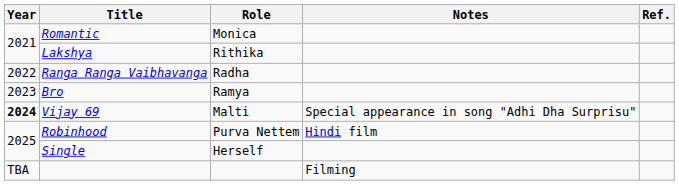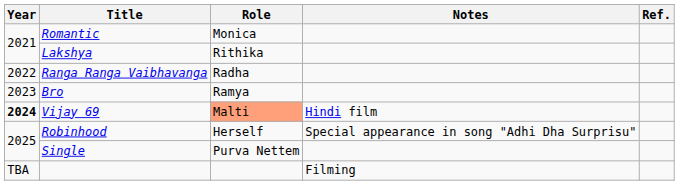(231, 112) no background -> (231, 112) lightsalmon background
(471, 112) Special appearance in song "Adhi Dha Surprisu" -> (341, 112) Hindi film
(256, 131) Purva Nettem -> (238, 131) Herself
(341, 131) Hindi film -> (471, 131) Special appearance in song "Adhi Dha Surprisu"
(238, 151) Herself -> (256, 151) Purva Nettem
